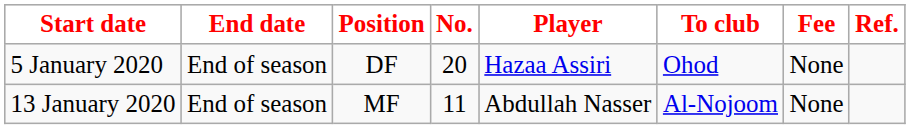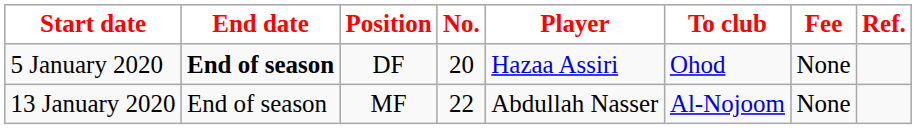(257, 63) normal -> (261, 63) bold
(454, 103) 11 -> (461, 103) 22
